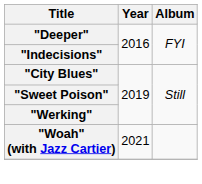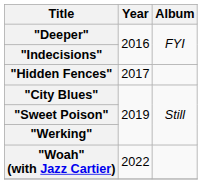+ row: (61, 74)
(135, 141) 2021 -> (135, 161) 2022
